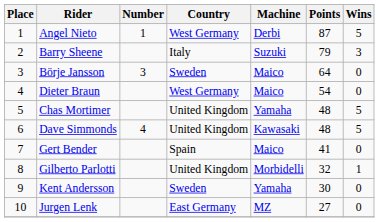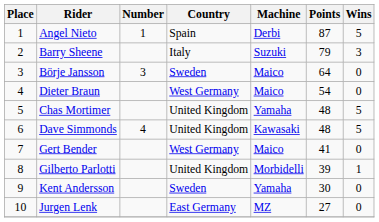(204, 33) West Germany -> (183, 33) Spain
(183, 149) Spain -> (204, 149) West Germany
(325, 168) 32 -> (325, 168) 39
